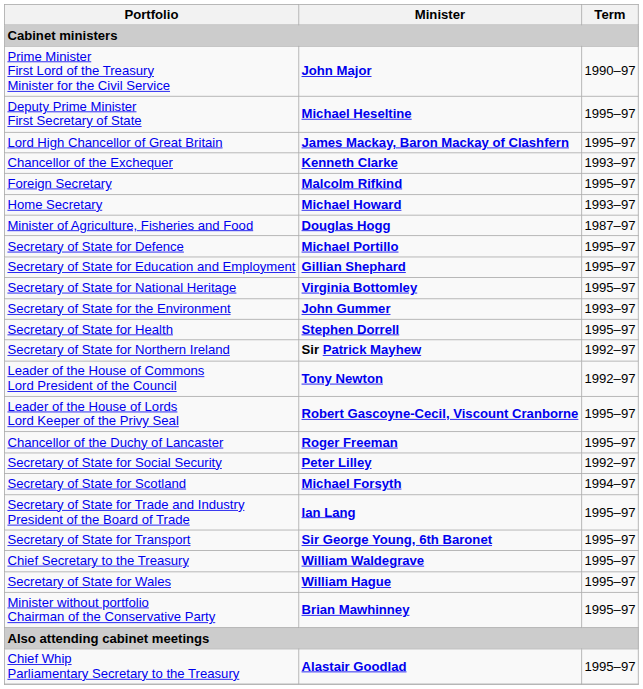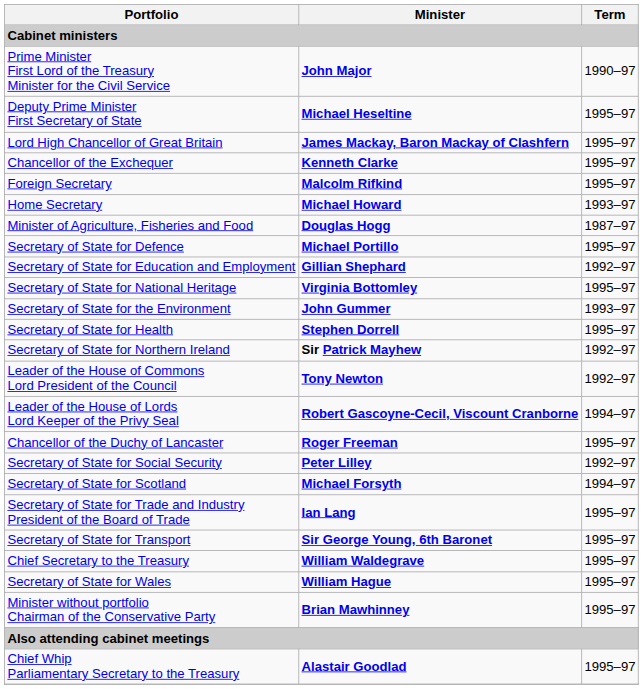(610, 163) 1993–97 -> (610, 163) 1995–97
(610, 267) 1995–97 -> (610, 267) 1992–97
(610, 414) 1995–97 -> (610, 414) 1994–97
